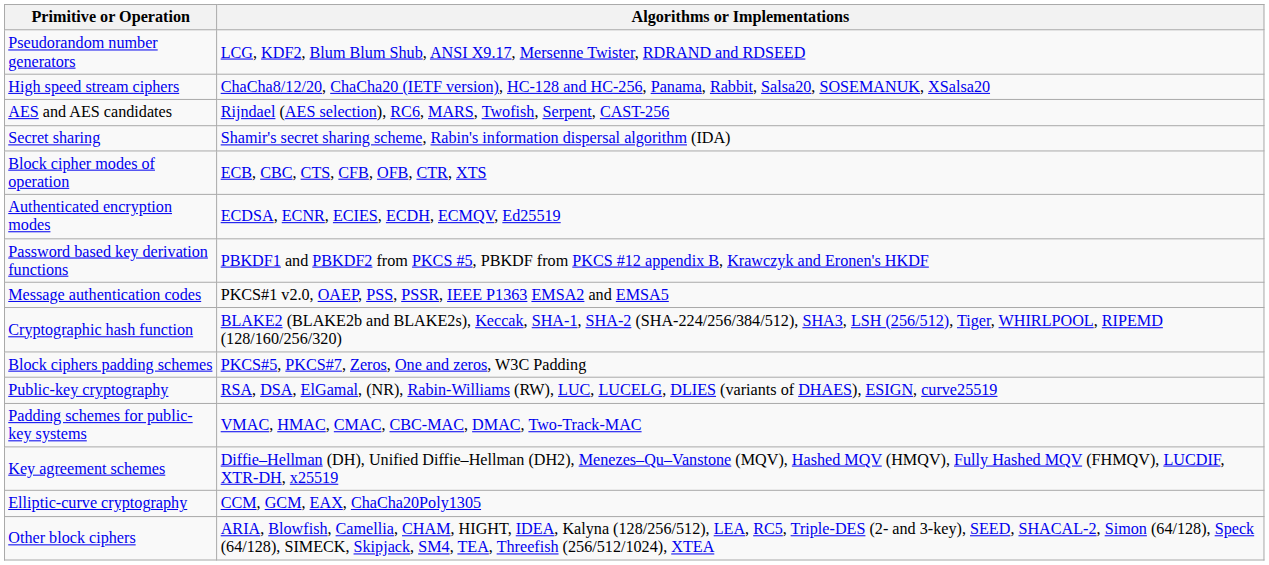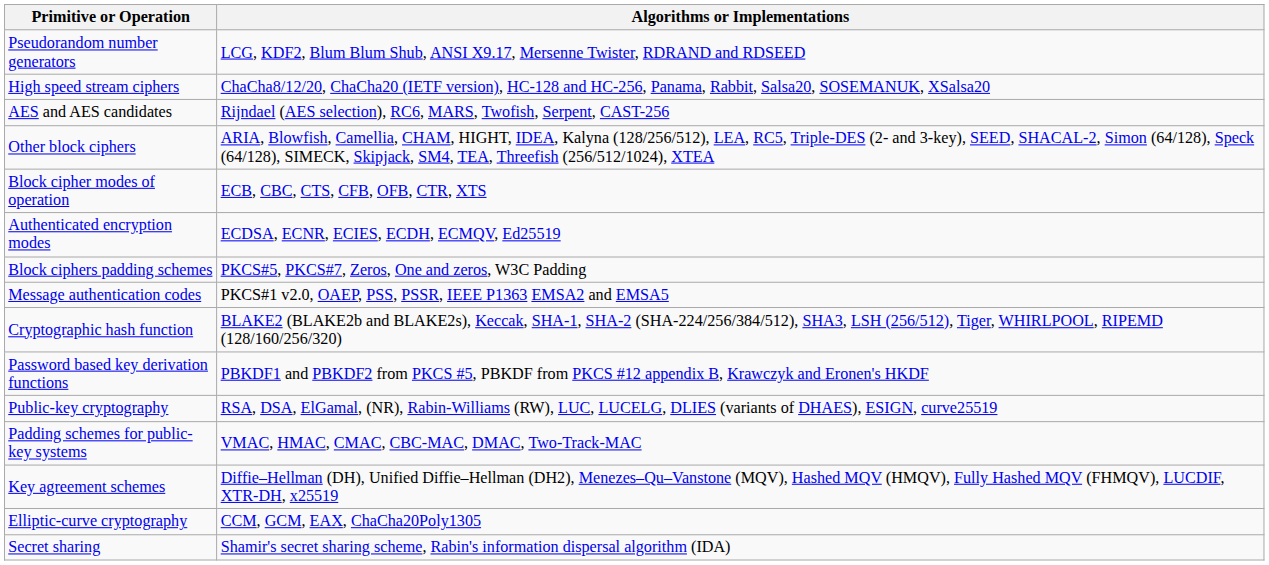rows swapped: (72, 538) <-> (54, 138)
rows swapped: (110, 364) <-> (108, 260)
